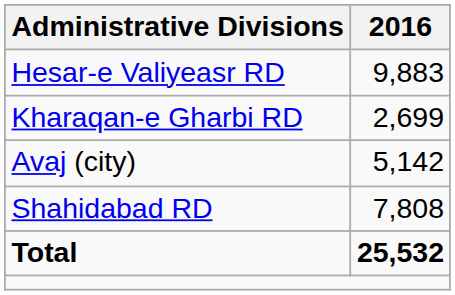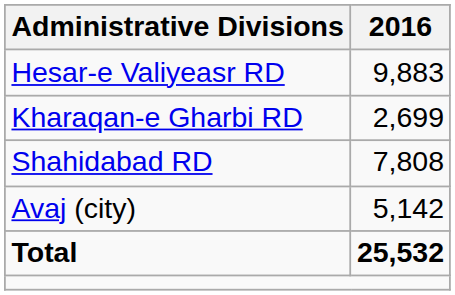rows swapped: (112, 207) <-> (74, 162)
